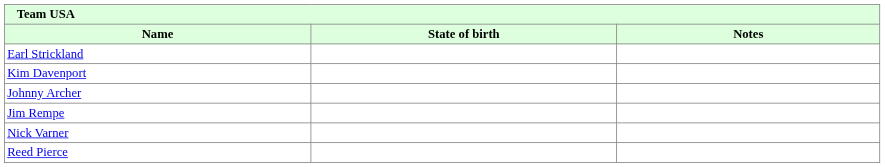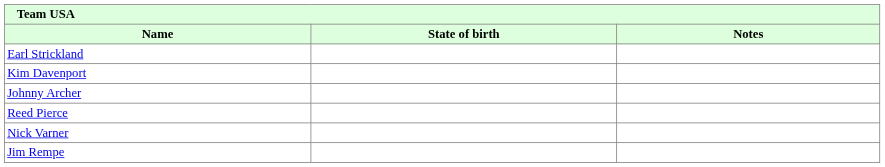rows swapped: (36, 113) <-> (38, 152)
